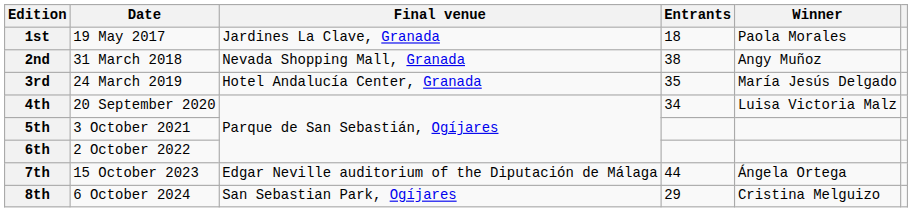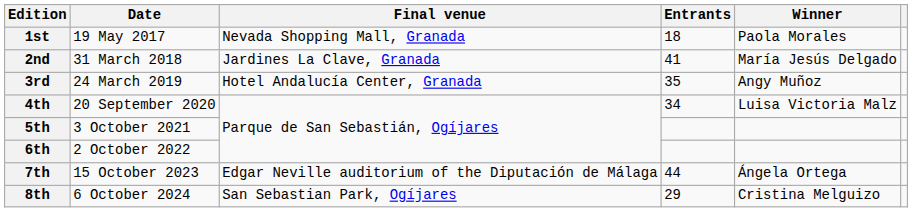(331, 39) Jardines La Clave, Granada -> (344, 39) Nevada Shopping Mall, Granada
(344, 61) Nevada Shopping Mall, Granada -> (331, 61) Jardines La Clave, Granada
(673, 61) 38 -> (673, 61) 41
(780, 61) Angy Muñoz -> (817, 61) María Jesús Delgado
(817, 84) María Jesús Delgado -> (780, 84) Angy Muñoz
